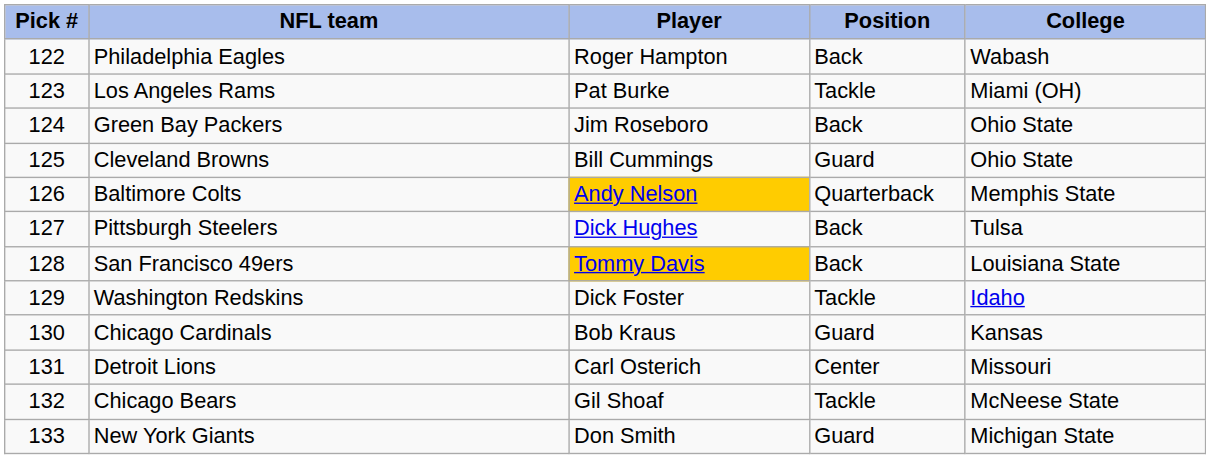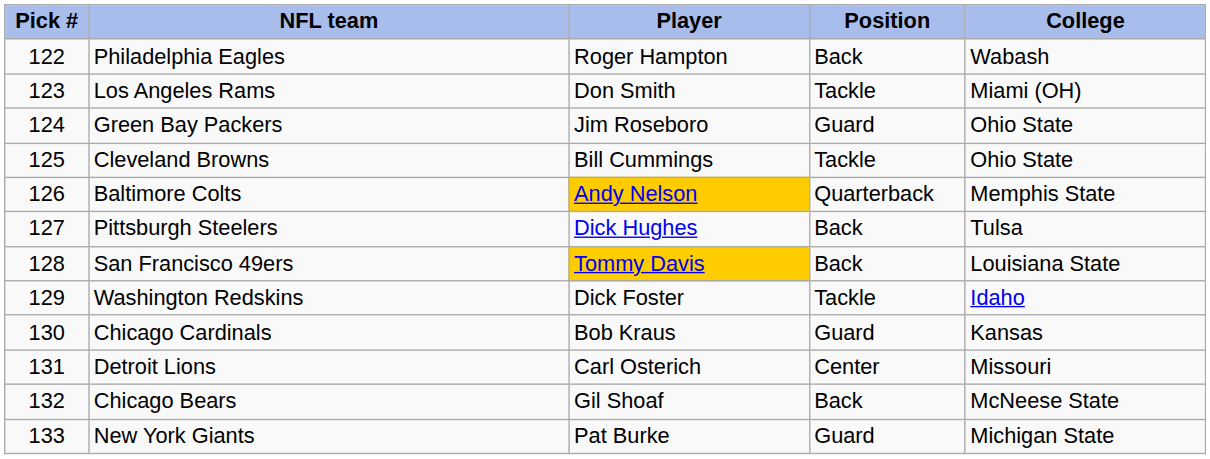(622, 90) Pat Burke -> (625, 90) Don Smith
(838, 125) Back -> (844, 125) Guard
(844, 159) Guard -> (845, 159) Tackle
(845, 401) Tackle -> (838, 401) Back
(625, 435) Don Smith -> (622, 435) Pat Burke
